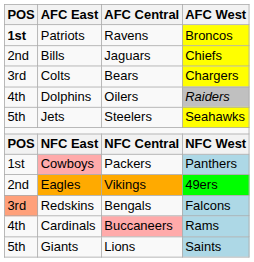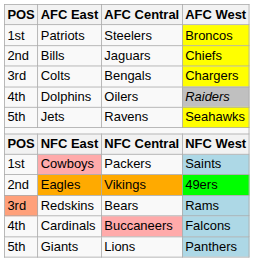(17, 35) bold -> (16, 35) normal
(126, 35) Ravens -> (128, 35) Steelers
(121, 76) Bears -> (128, 76) Bengals
(128, 117) Steelers -> (126, 117) Ravens
(211, 164) Panthers -> (203, 164) Saints
(128, 205) Bengals -> (121, 205) Bears
(208, 205) Falcons -> (202, 205) Rams
(202, 226) Rams -> (208, 226) Falcons
(203, 246) Saints -> (211, 246) Panthers
